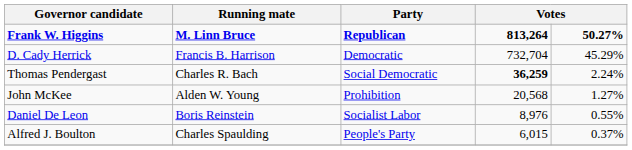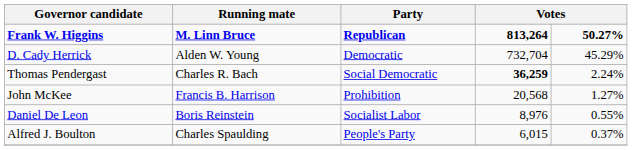(225, 54) Francis B. Harrison -> (217, 54) Alden W. Young
(217, 94) Alden W. Young -> (225, 94) Francis B. Harrison
